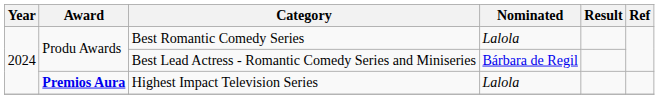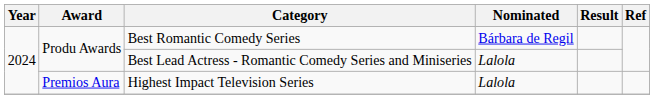(501, 37) Lalola -> (526, 37) Bárbara de Regil
(530, 60) Bárbara de Regil -> (497, 60) Lalola
(84, 82) bold -> (81, 82) normal
